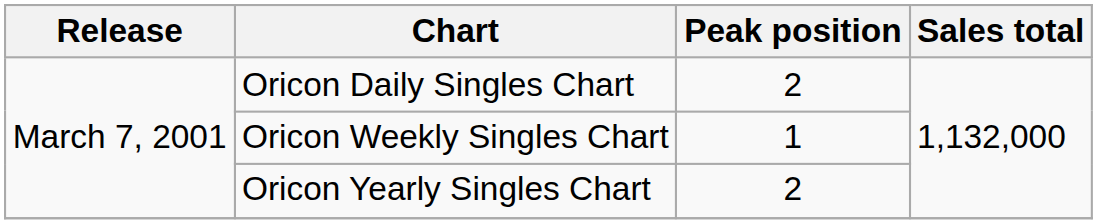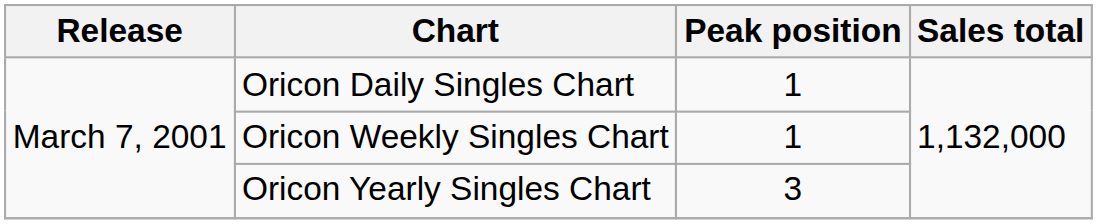(793, 84) 2 -> (793, 84) 1
(793, 190) 2 -> (793, 190) 3
